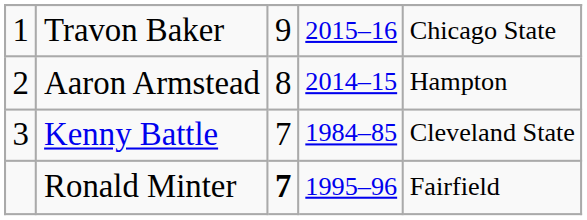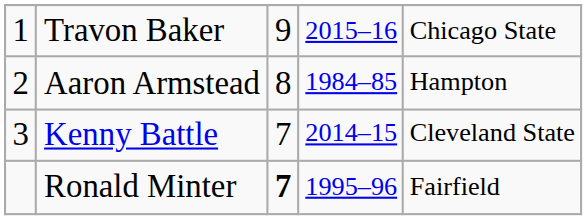(351, 82) 2014–15 -> (351, 82) 1984–85
(351, 134) 1984–85 -> (351, 134) 2014–15
